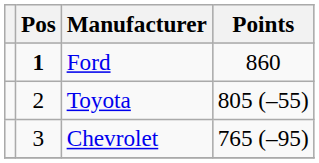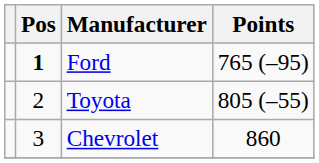(263, 62) 860 -> (263, 62) 765 (–95)
(263, 138) 765 (–95) -> (263, 138) 860
